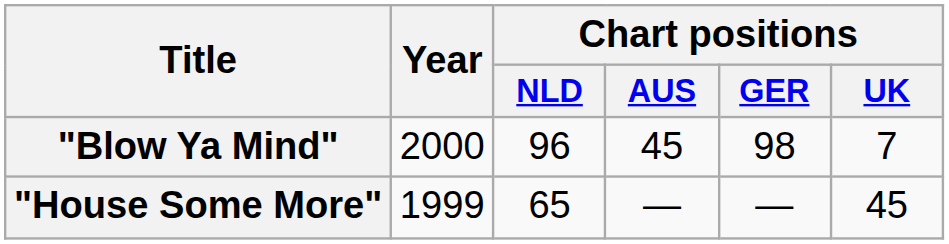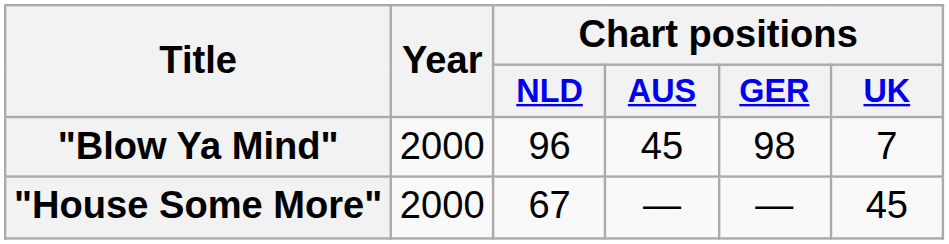(442, 206) 1999 -> (442, 206) 2000
(550, 206) 65 -> (550, 206) 67
